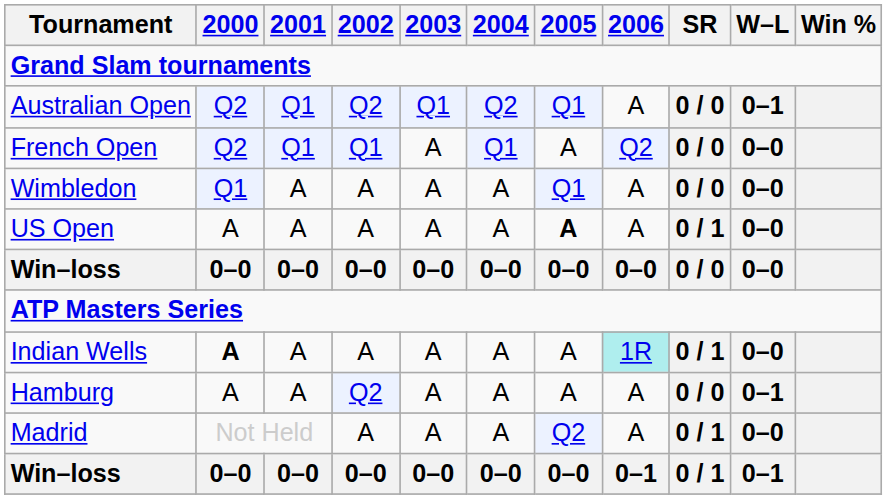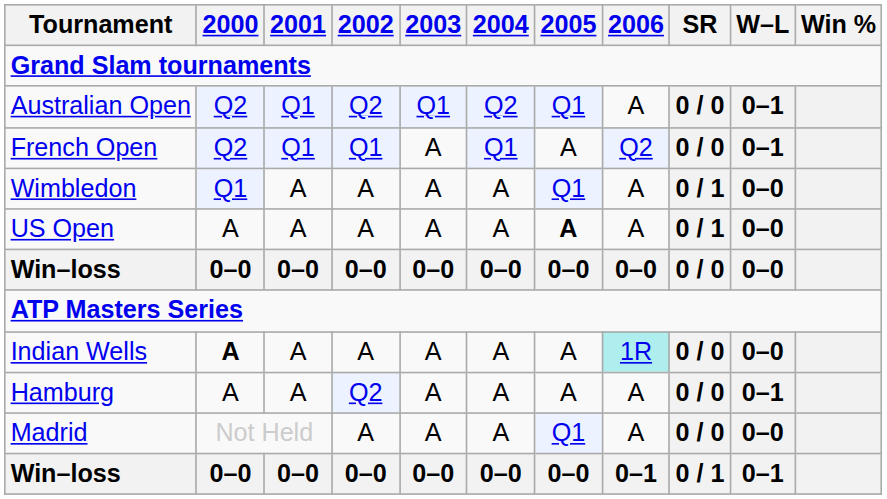(763, 146) 0–0 -> (763, 146) 0–1
(700, 187) 0 / 0 -> (700, 187) 0 / 1
(700, 350) 0 / 1 -> (700, 350) 0 / 0
(568, 432) Q2 -> (568, 432) Q1
(700, 432) 0 / 1 -> (700, 432) 0 / 0
